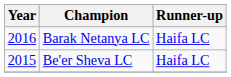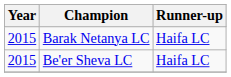(22, 38) 2016 -> (22, 38) 2015
